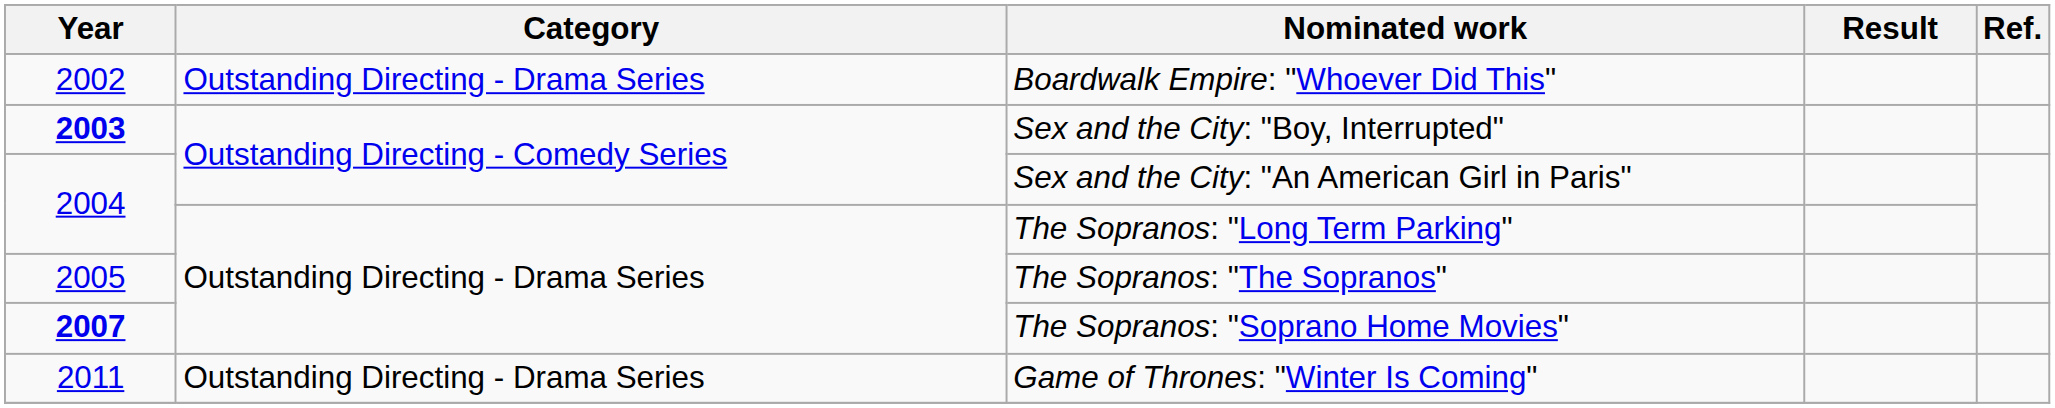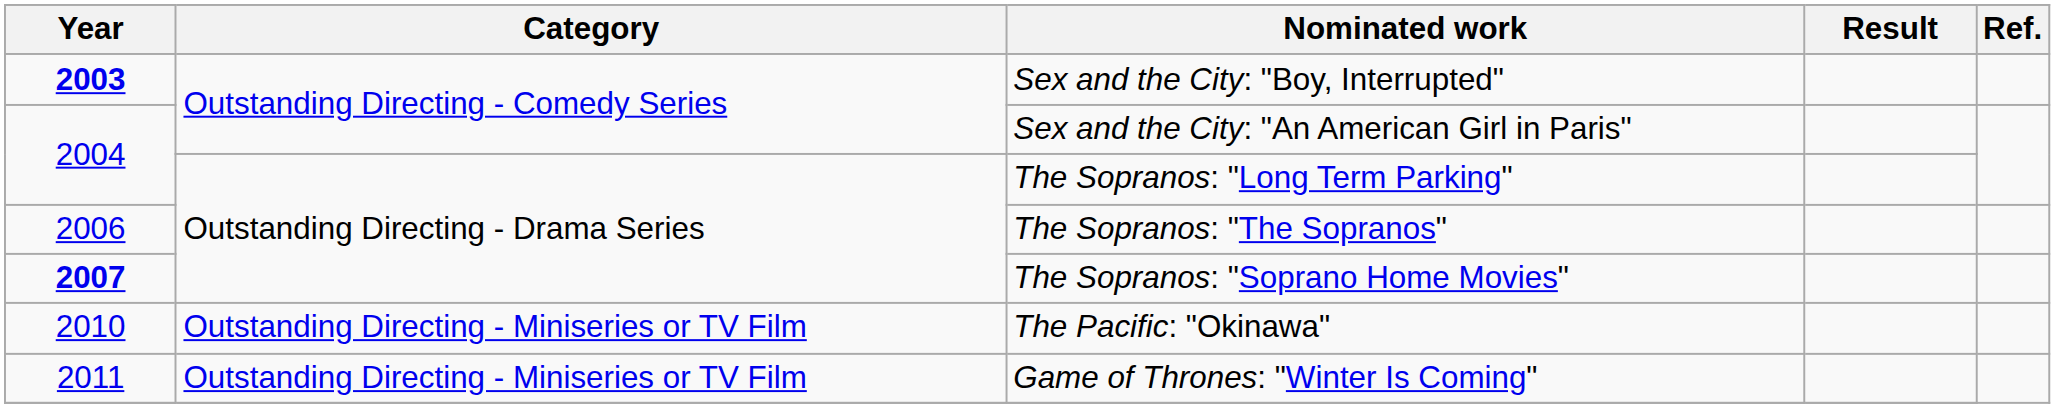- row: (1285, 79)
(91, 278) 2005 -> (91, 228) 2006
+ row: (1172, 327)
(444, 377) Outstanding Directing - Drama Series -> (495, 377) Outstanding Directing - Miniseries or TV Film
